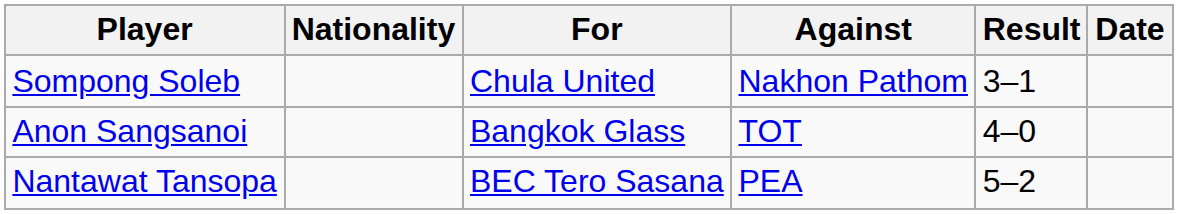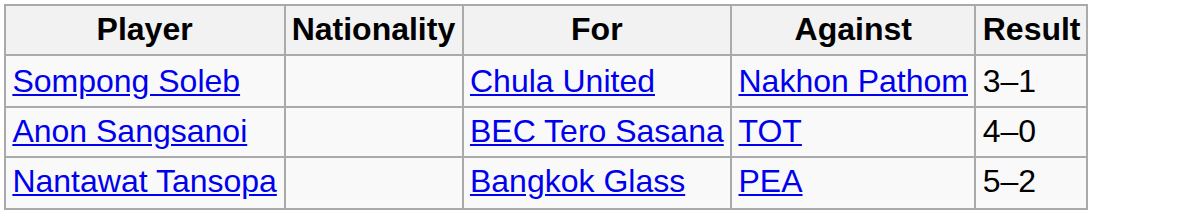- column: (1130, 29)
(578, 131) Bangkok Glass -> (597, 131) BEC Tero Sasana
(597, 182) BEC Tero Sasana -> (578, 182) Bangkok Glass
